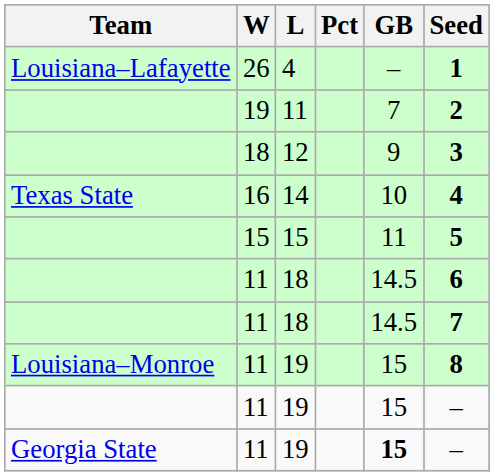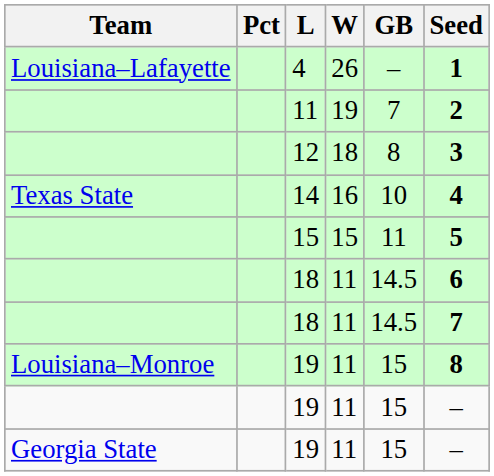columns swapped: (256, 25) <-> (340, 25)
(394, 152) 9 -> (394, 152) 8
(394, 449) bold -> (394, 449) normal
